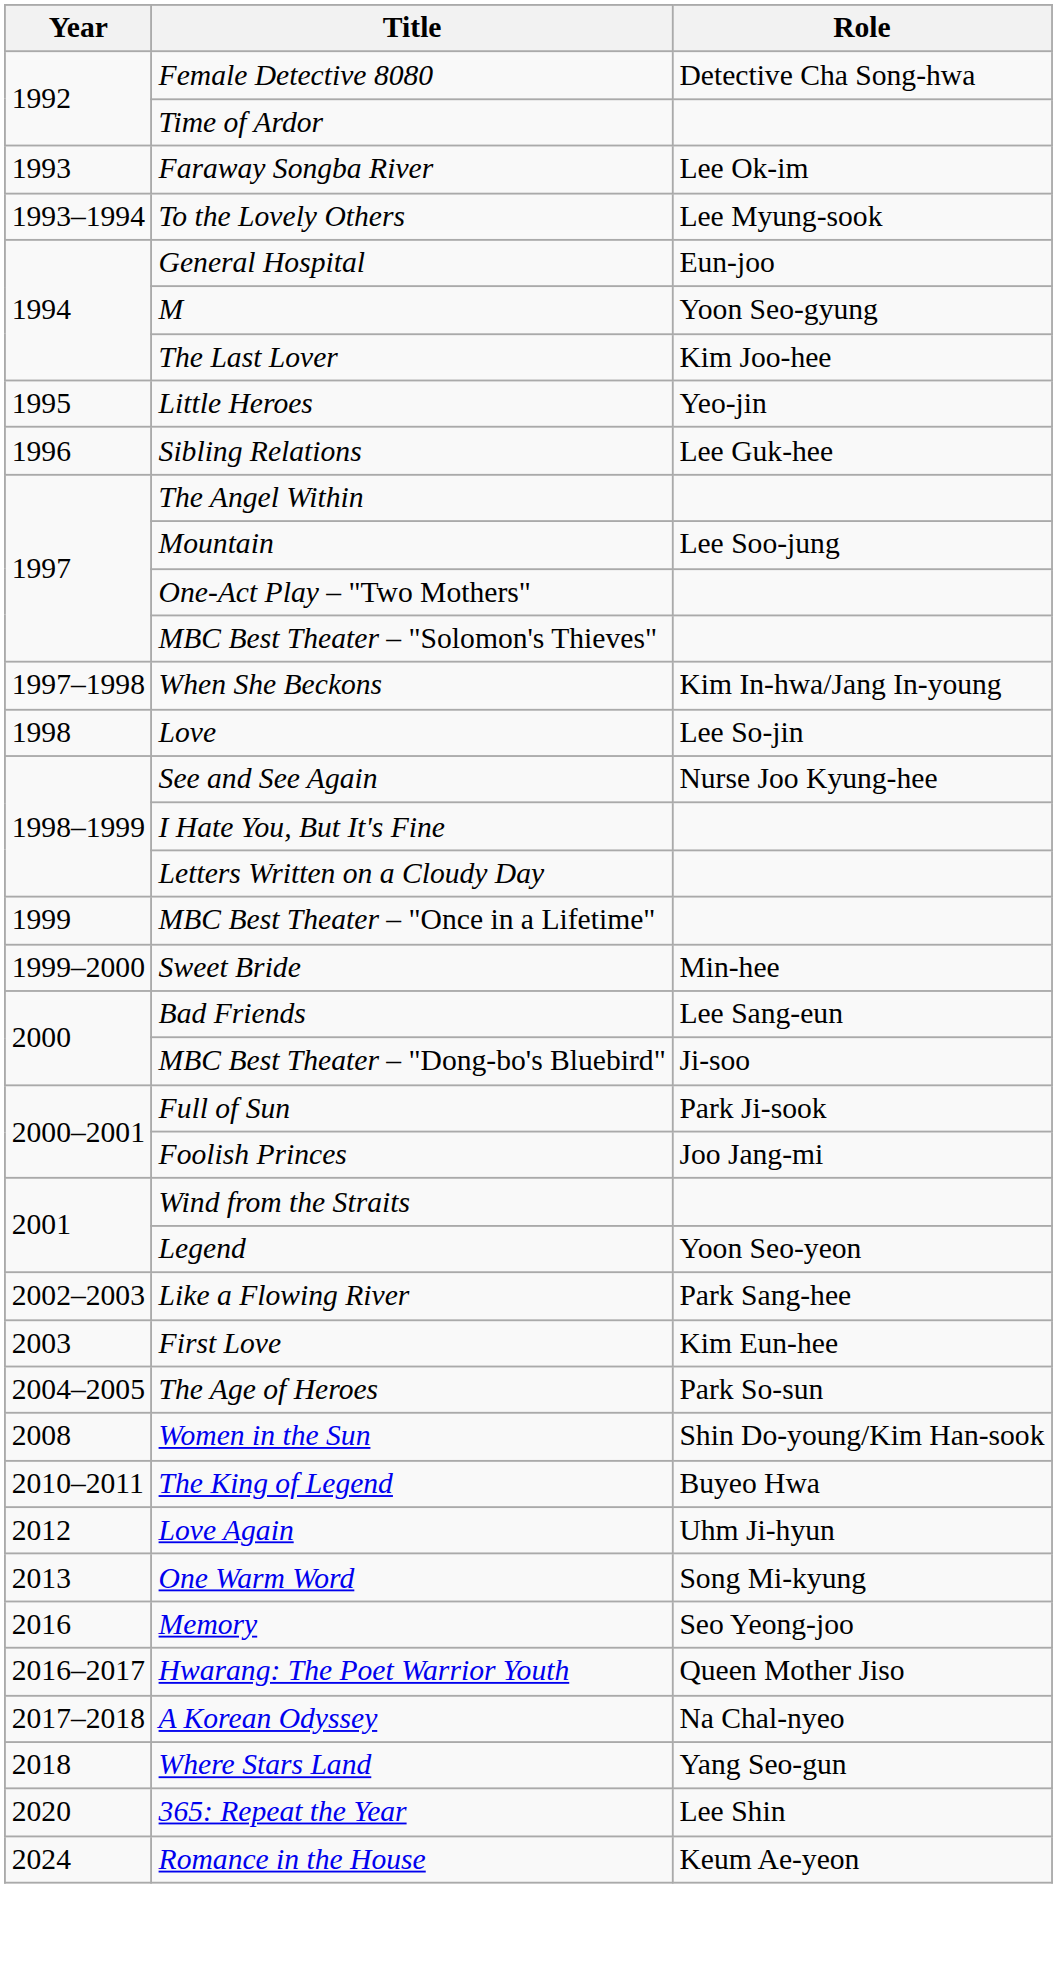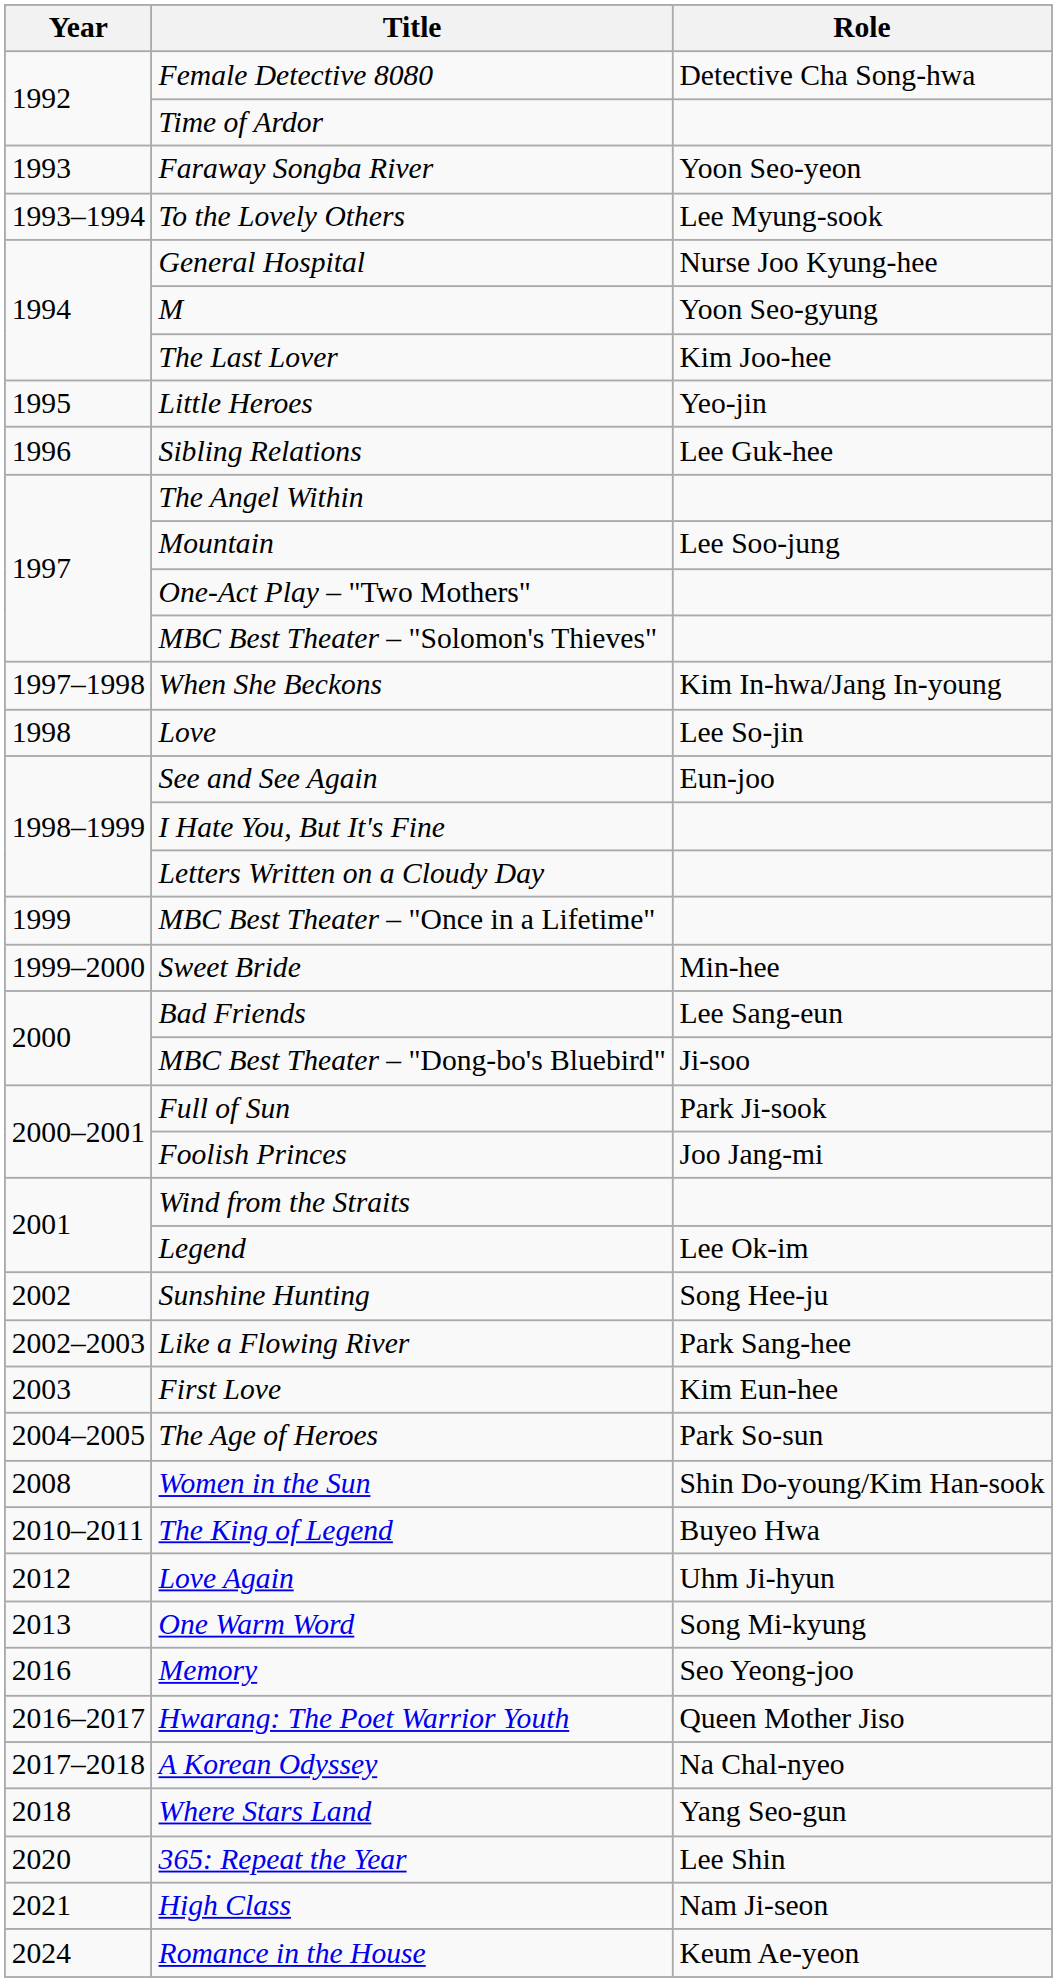(744, 168) Lee Ok-im -> (770, 168) Yoon Seo-yeon
(727, 262) Eun-joo -> (808, 262) Nurse Joo Kyung-hee
(808, 779) Nurse Joo Kyung-hee -> (727, 779) Eun-joo
(770, 1248) Yoon Seo-yeon -> (744, 1248) Lee Ok-im
+ row: (264, 1295)
+ row: (225, 1905)
